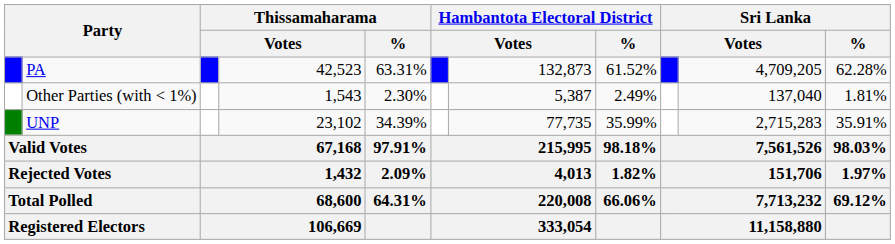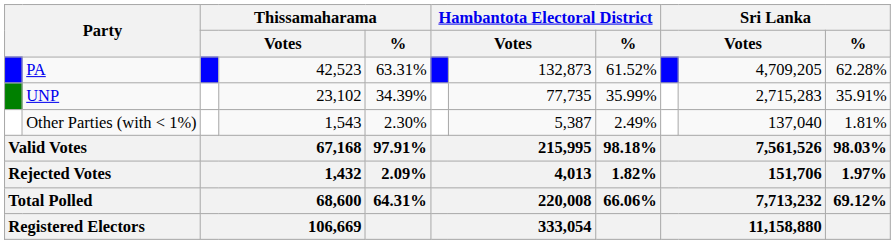rows swapped: (43, 122) <-> (111, 95)
